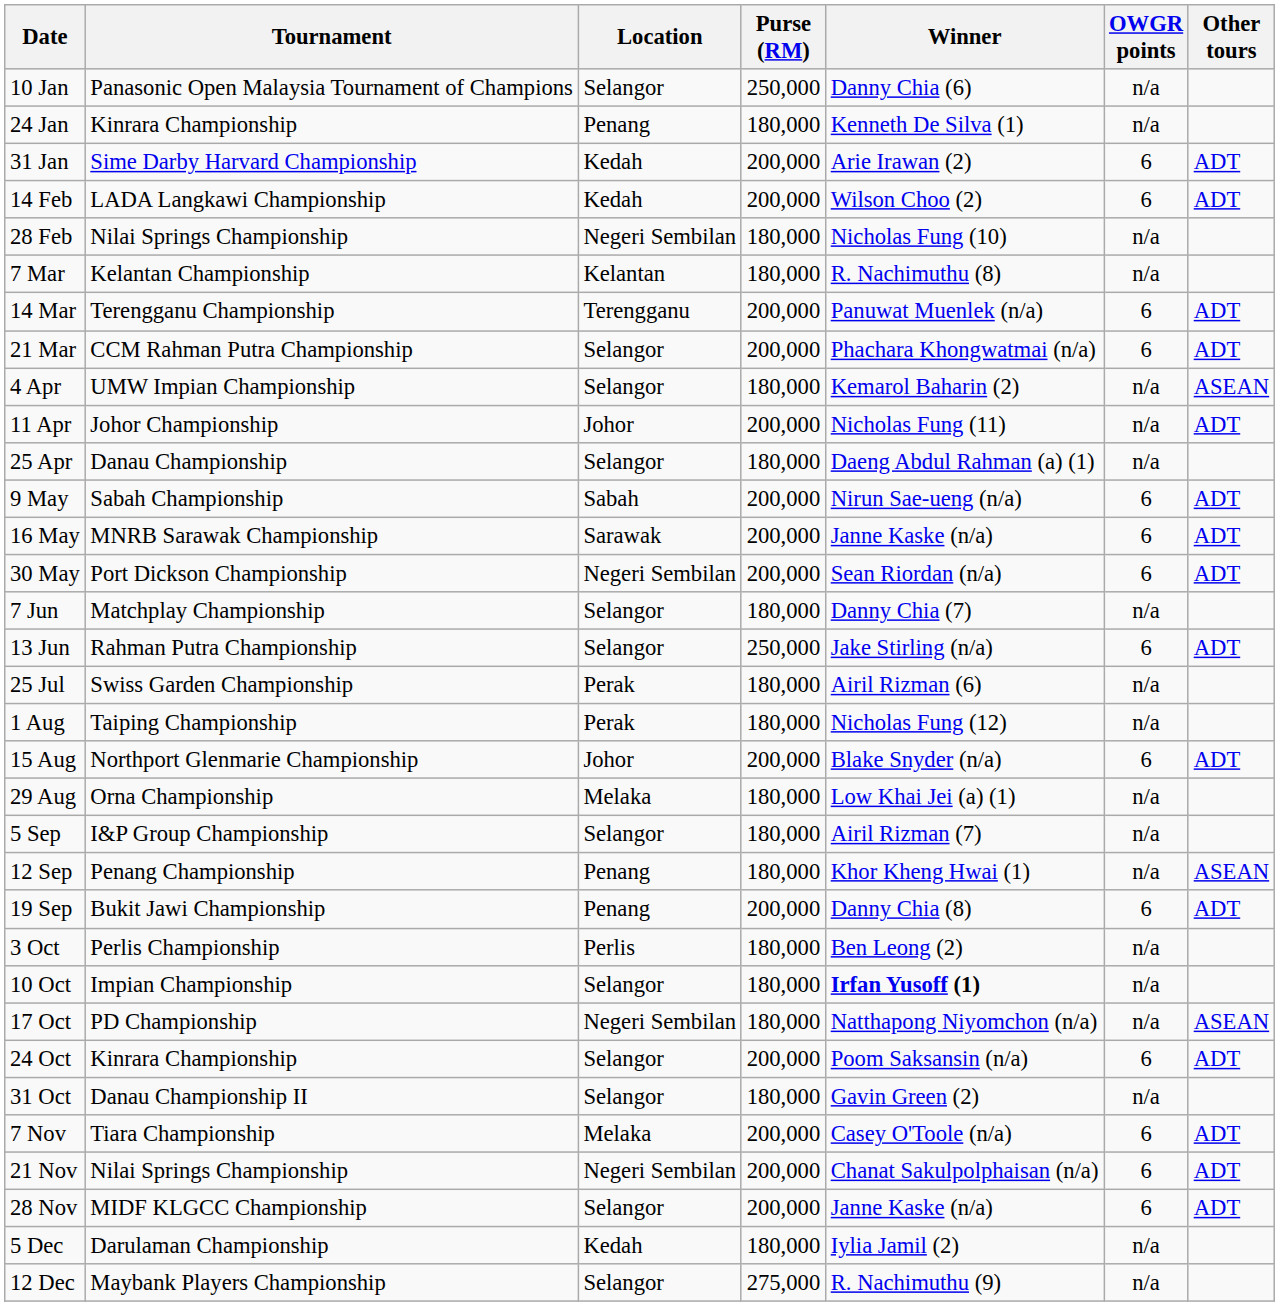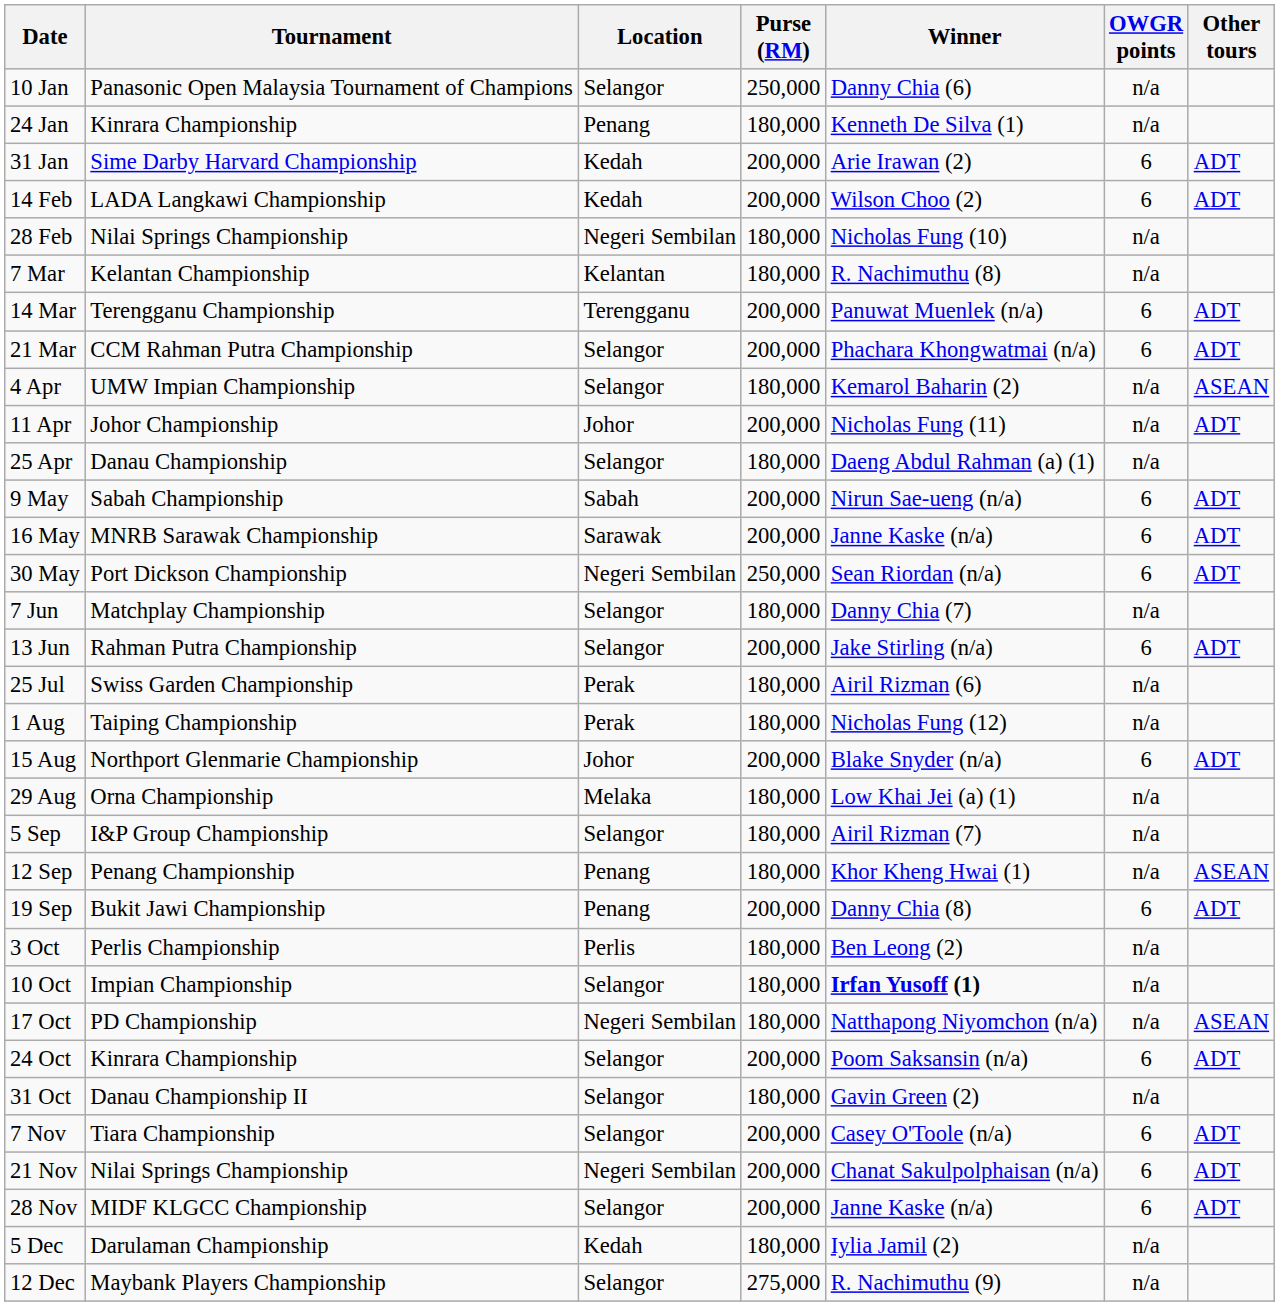(783, 572) 200,000 -> (783, 572) 250,000
(783, 647) 250,000 -> (783, 647) 200,000
(617, 1133) Melaka -> (624, 1133) Selangor
